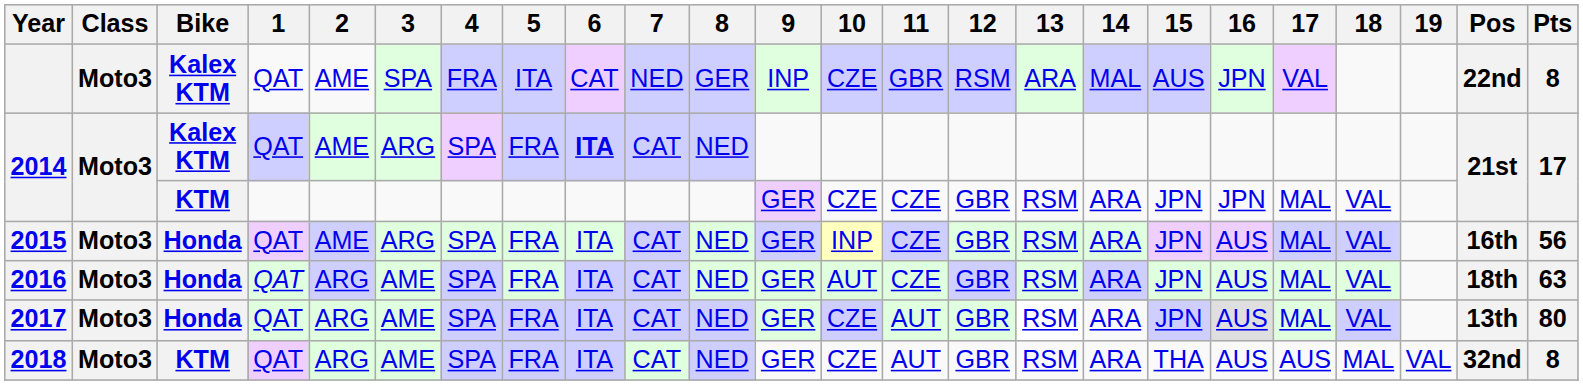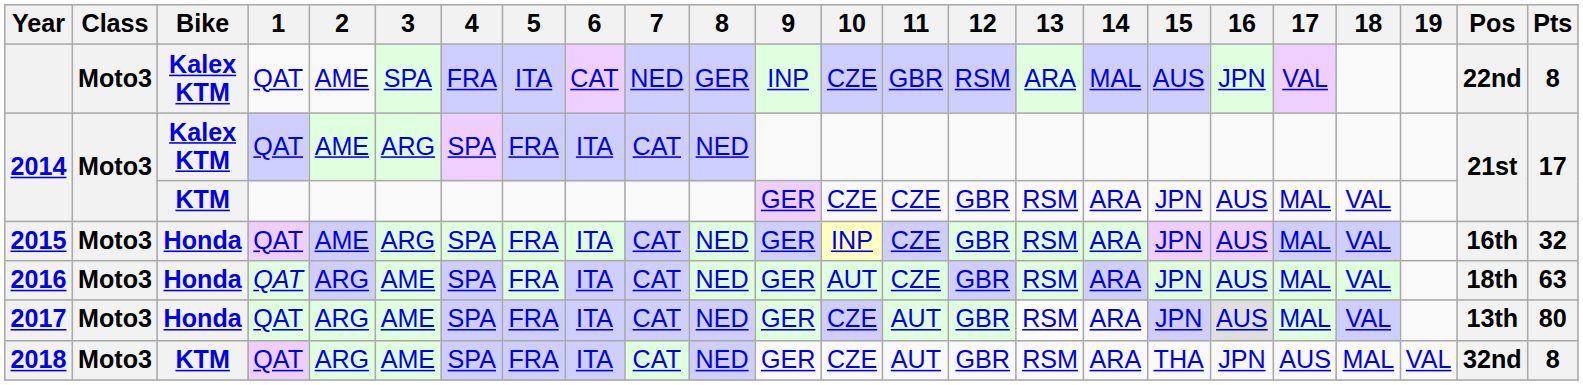(595, 146) bold -> (595, 146) normal
(1242, 200) JPN -> (1242, 200) AUS
(1553, 240) 56 -> (1553, 240) 32
(1242, 359) AUS -> (1242, 359) JPN
